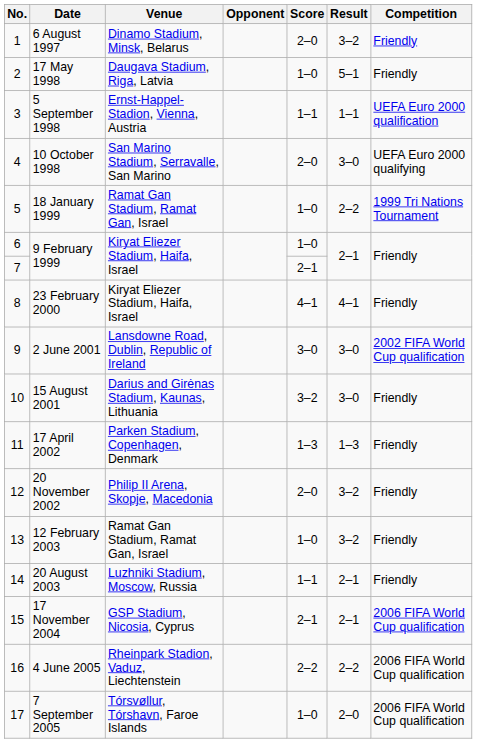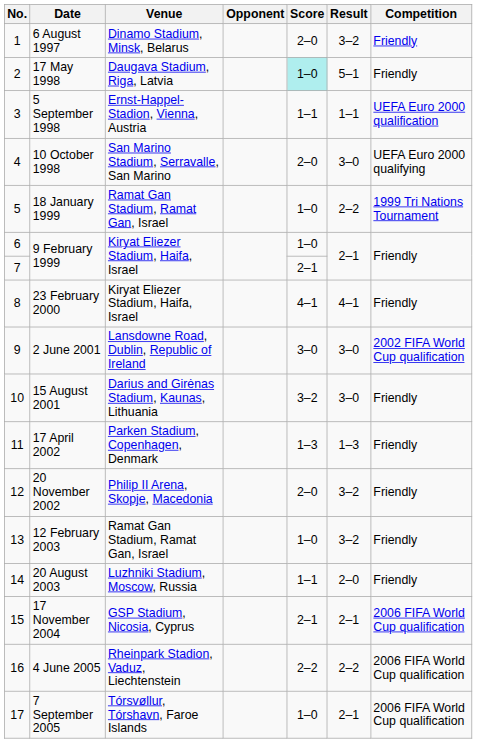(307, 74) no background -> (307, 74) paleturquoise background
(349, 580) 2–1 -> (349, 580) 2–0
(349, 714) 2–0 -> (349, 714) 2–1
